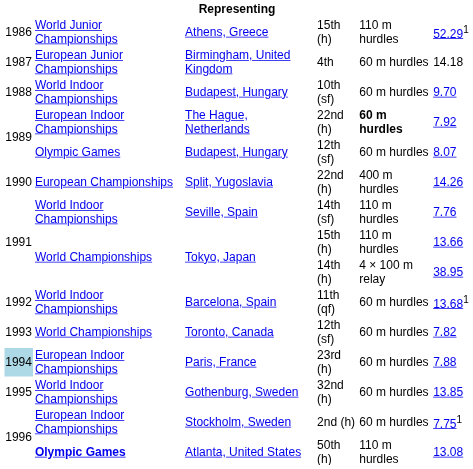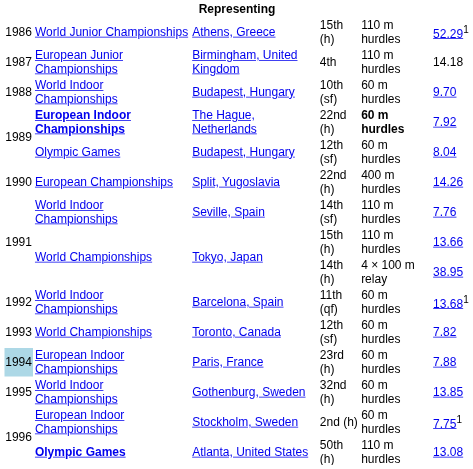(394, 62) 60 m hurdles -> (381, 62) 110 m hurdles
(80, 122) normal -> (83, 122) bold
(445, 152) 8.07 -> (445, 152) 8.04
